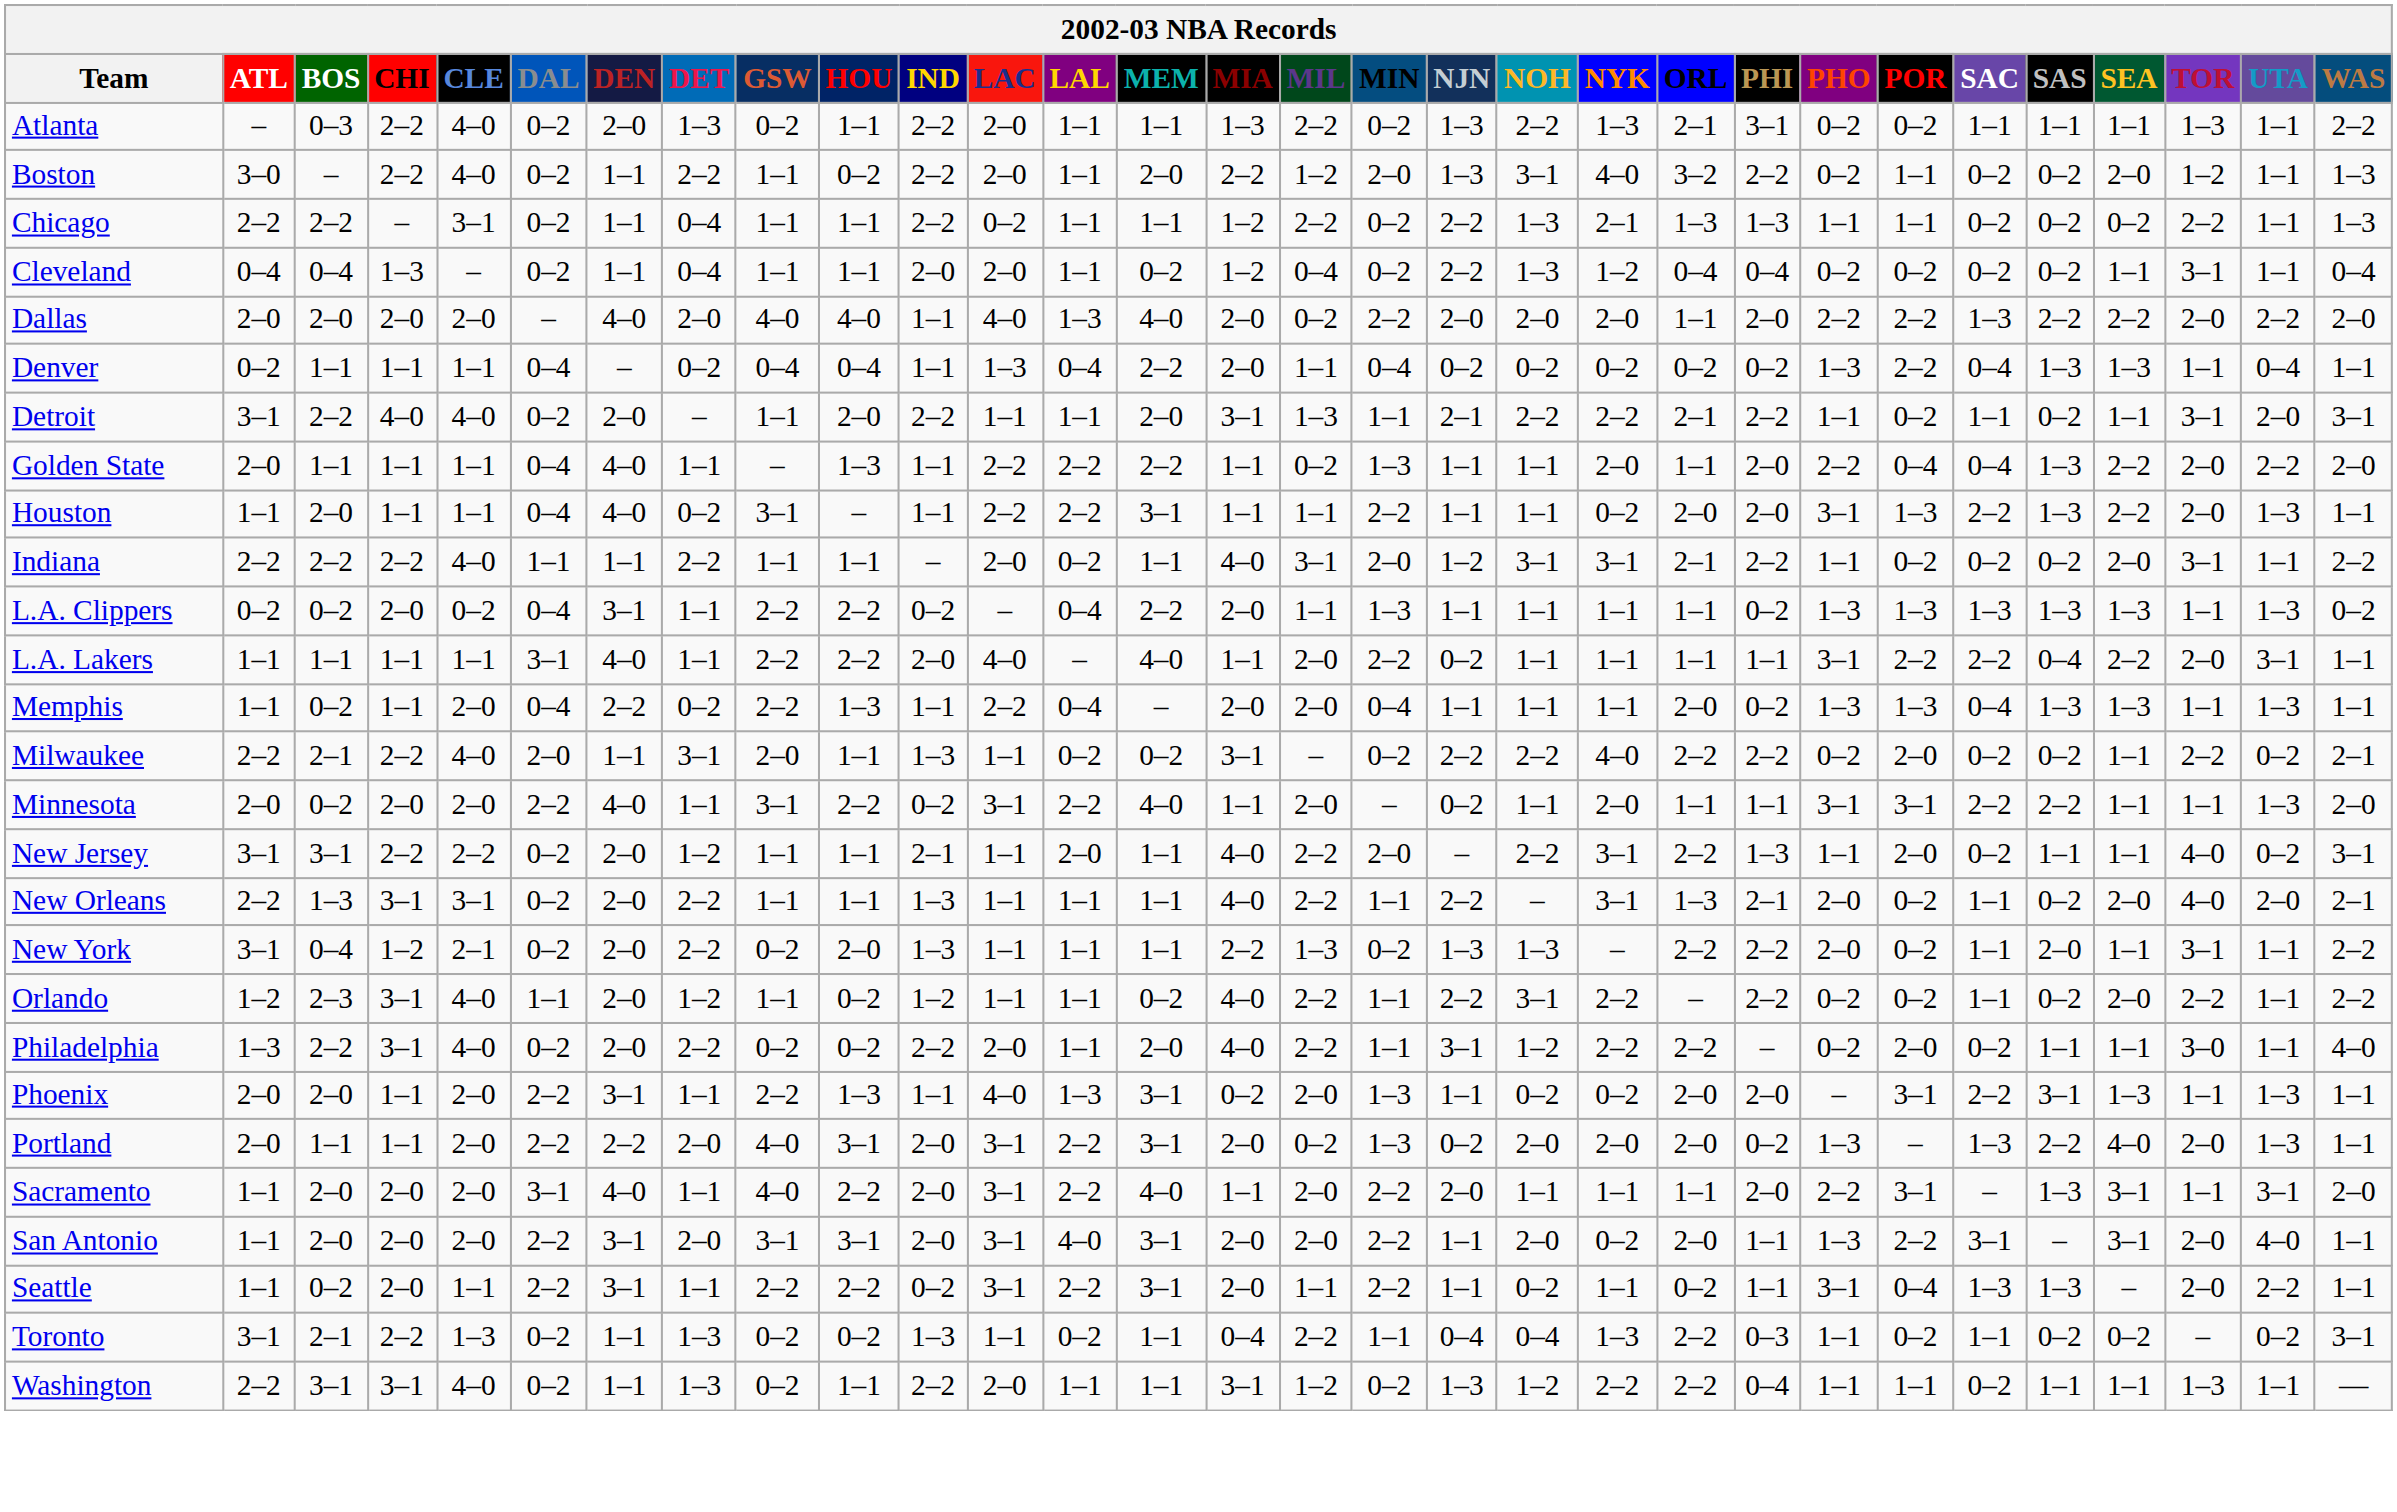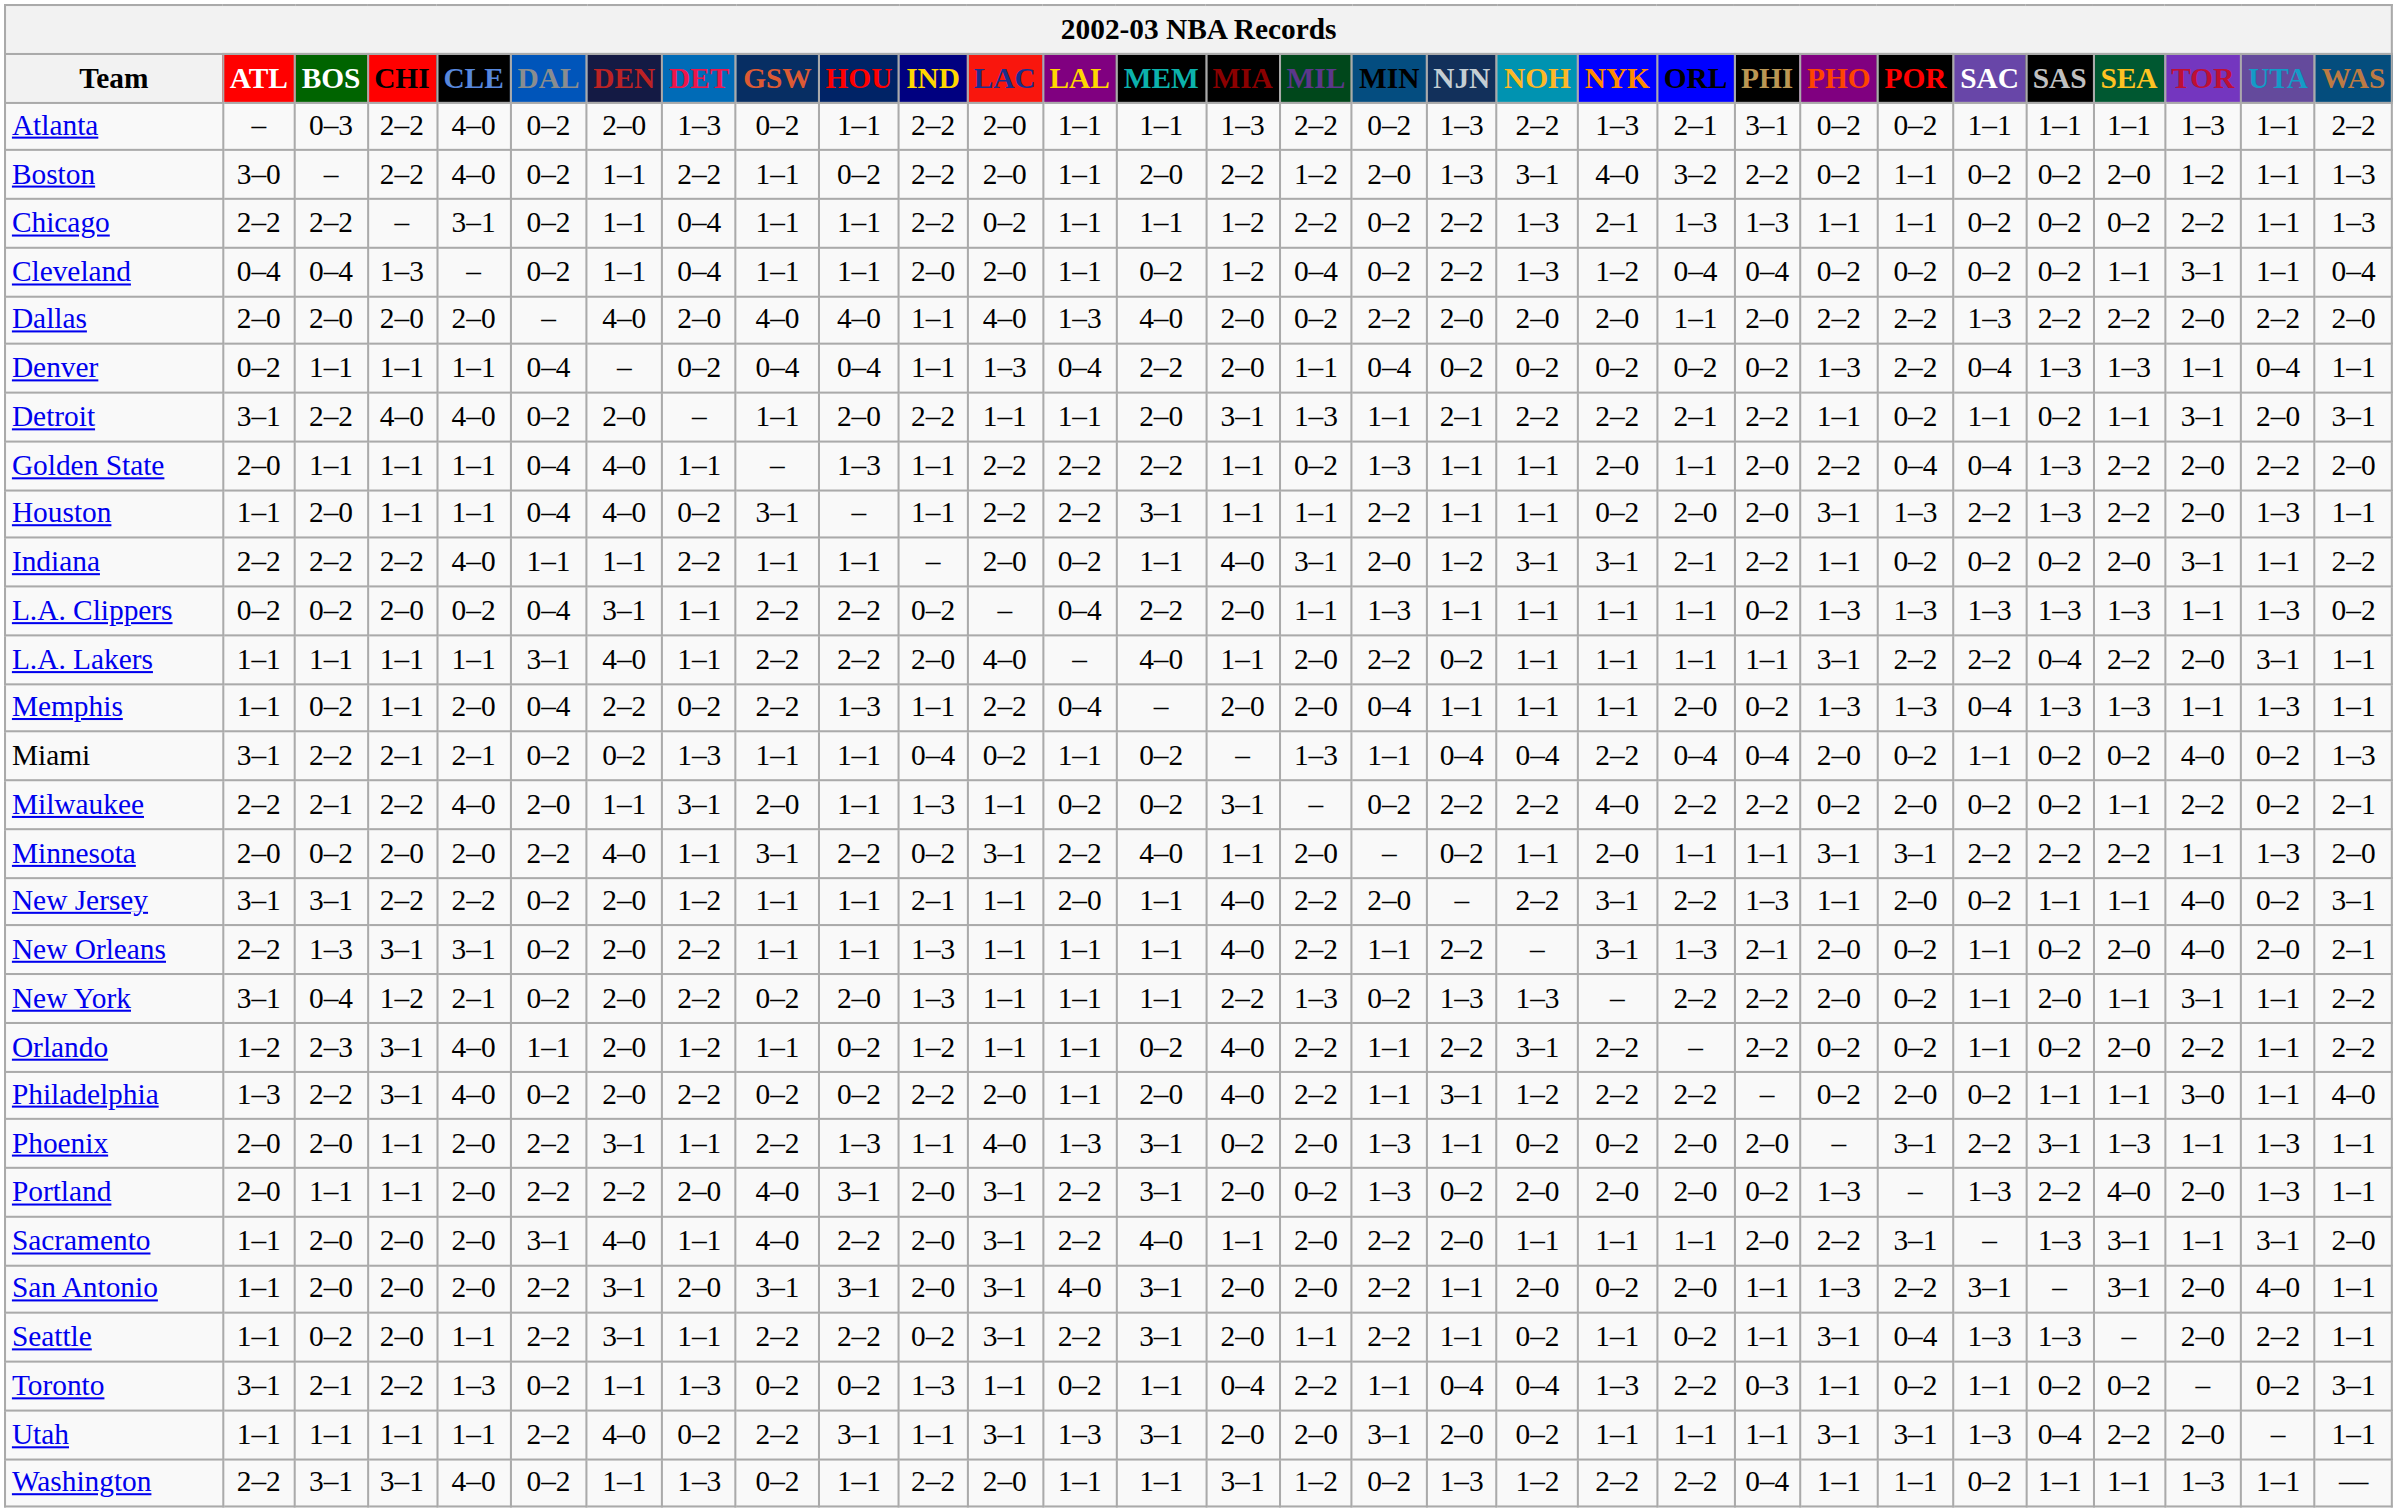+ row: (51, 755)
(2129, 804) 1–1 -> (2129, 852) 2–2
+ row: (40, 1434)
